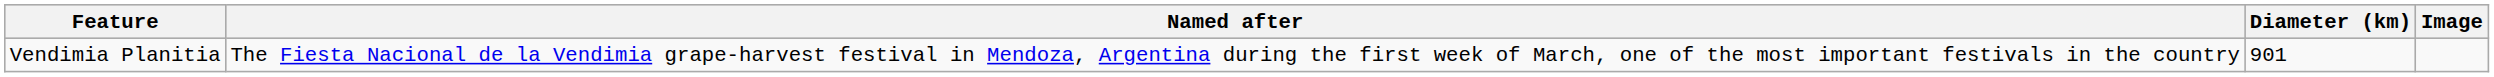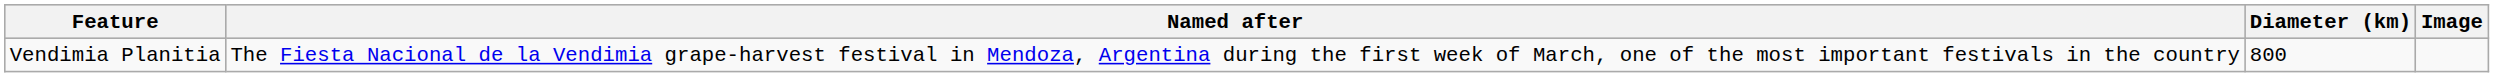(2268, 55) 901 -> (2268, 55) 800
